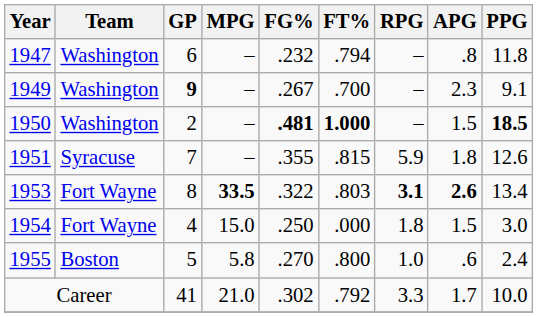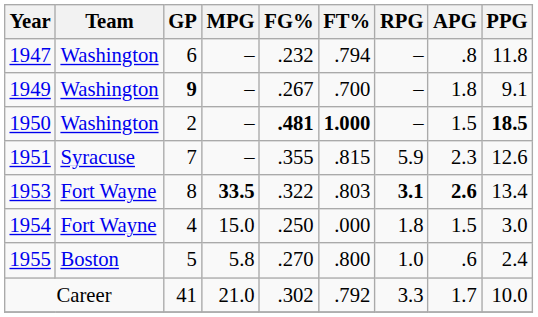(464, 89) 2.3 -> (464, 89) 1.8
(464, 158) 1.8 -> (464, 158) 2.3
